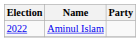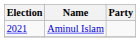(17, 28) 2022 -> (17, 28) 2021
